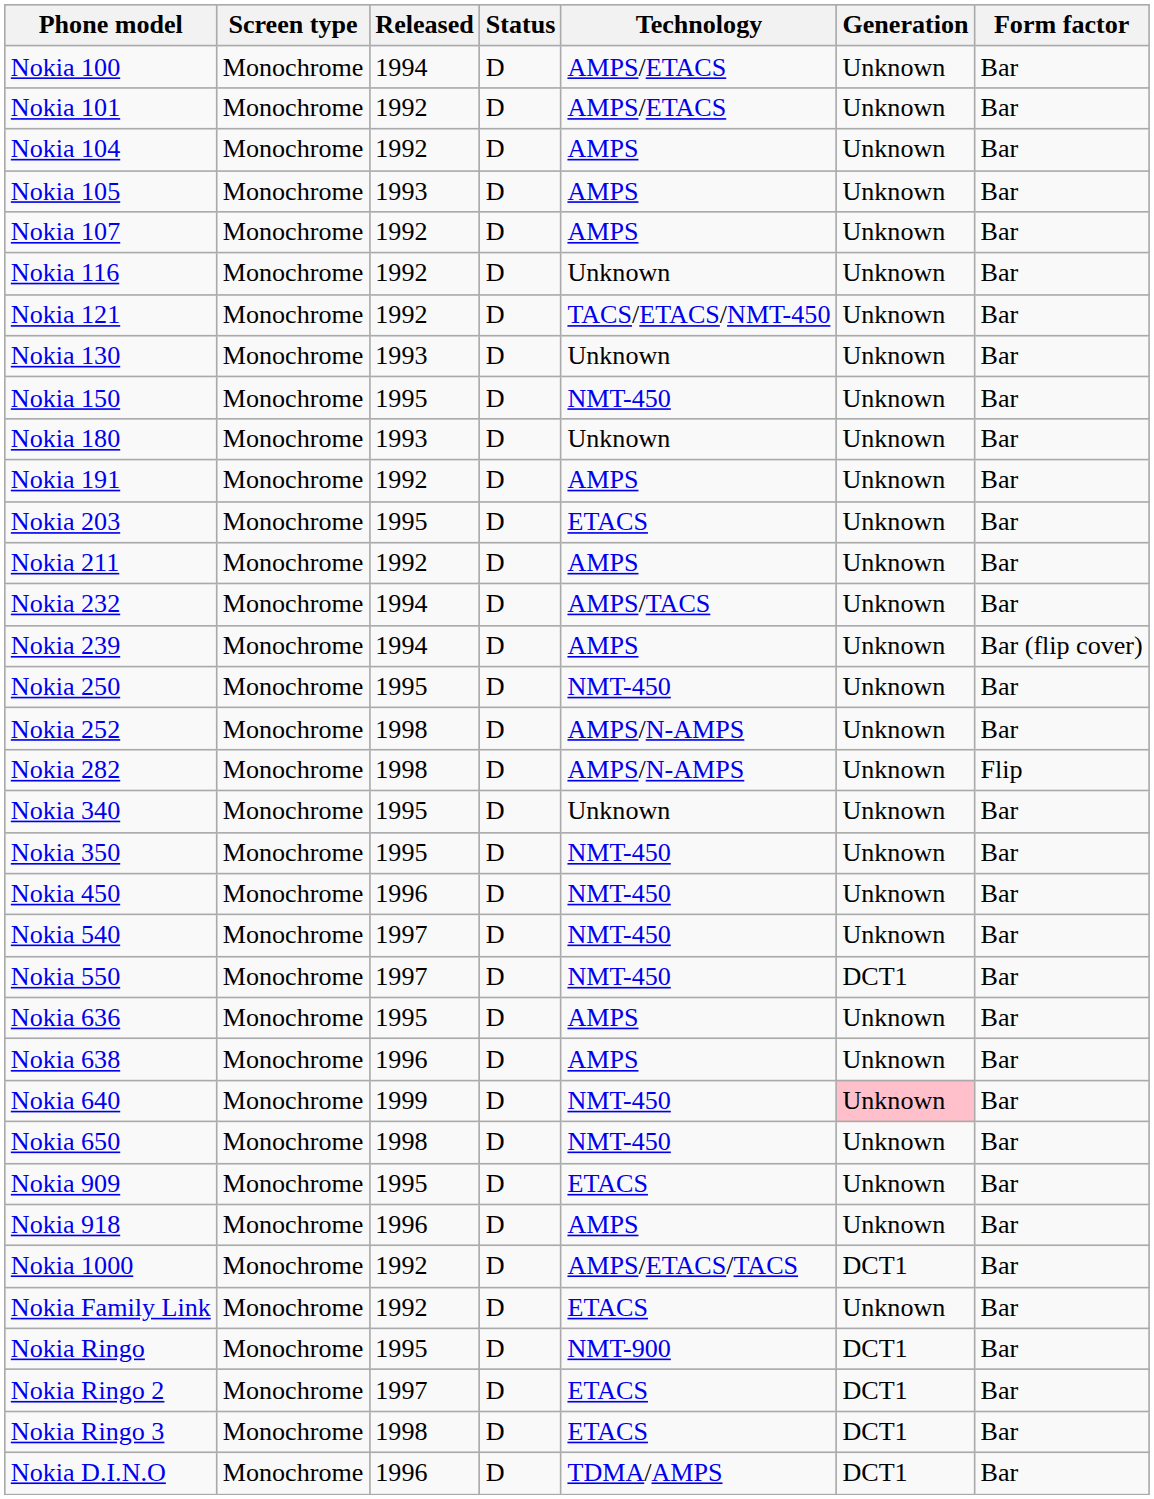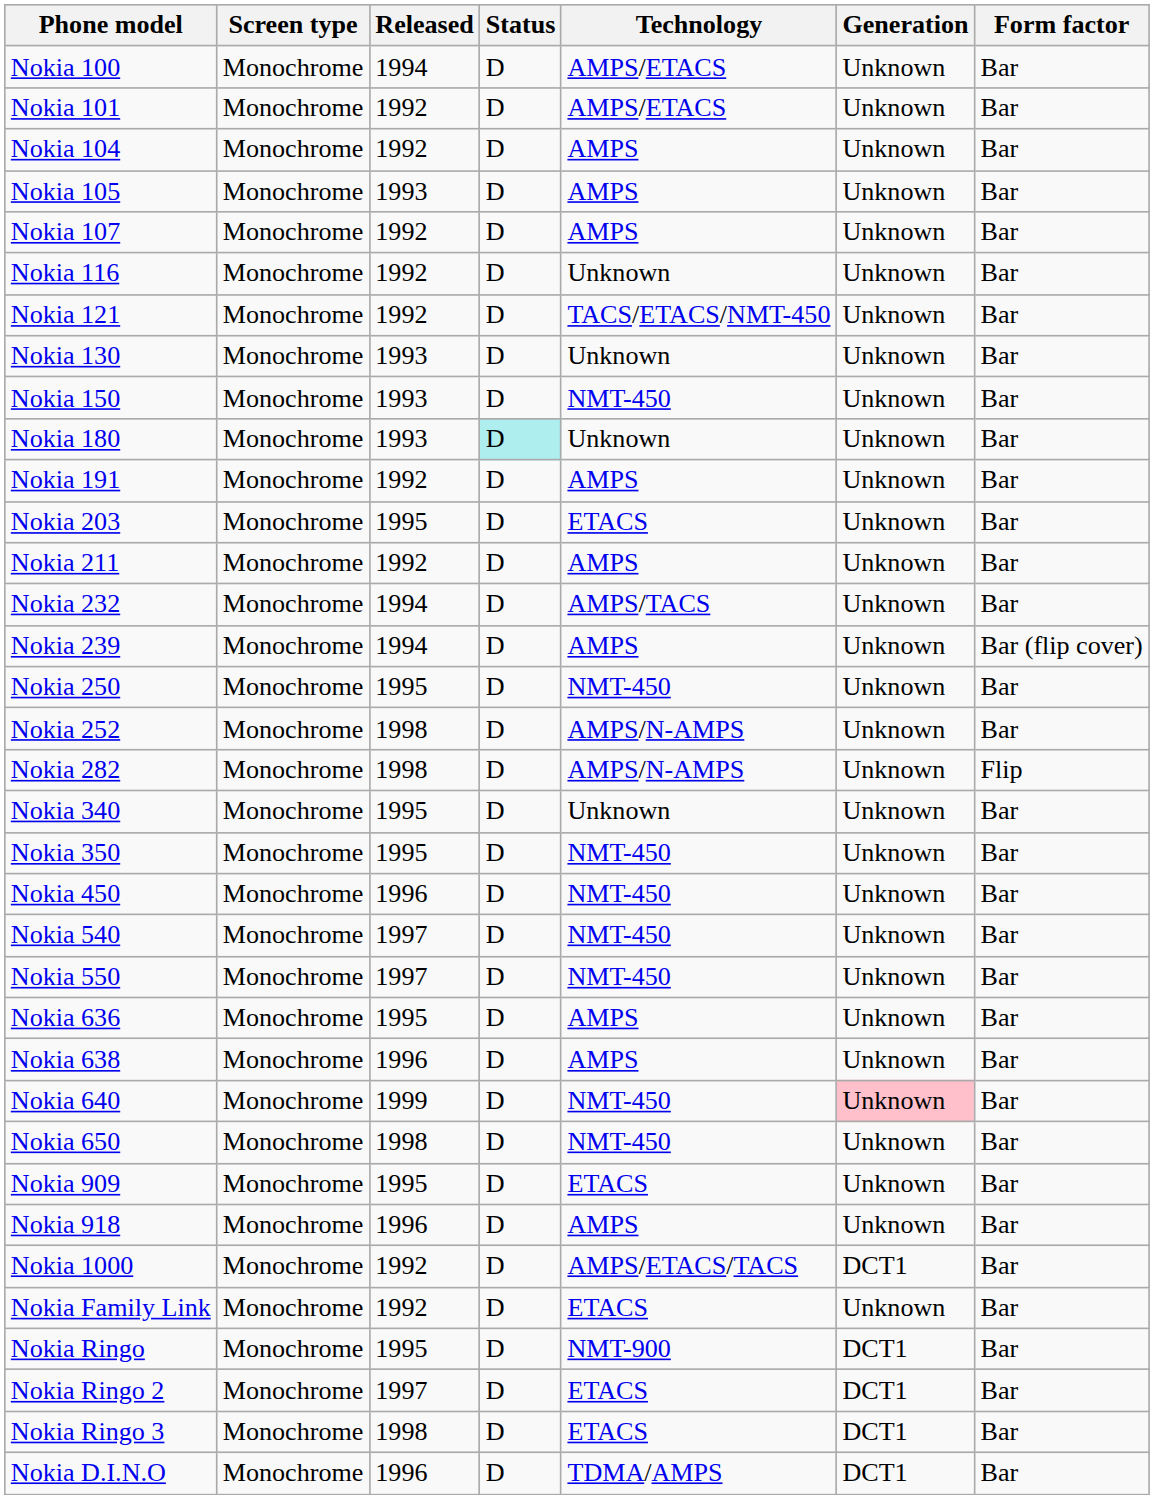(401, 397) 1995 -> (401, 397) 1993
(495, 438) no background -> (495, 438) paleturquoise background
(875, 976) DCT1 -> (894, 976) Unknown
